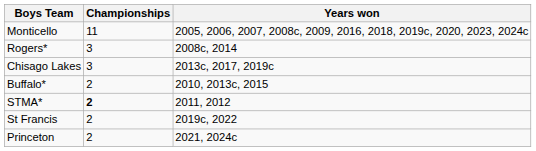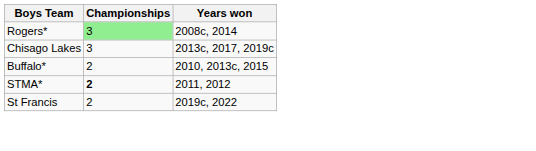- row: (32, 31)
(89, 48) no background -> (89, 31) lightgreen background
- row: (31, 137)
